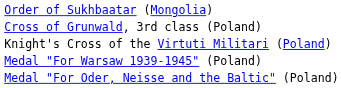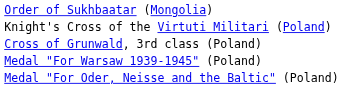rows swapped: (168, 44) <-> (133, 27)
